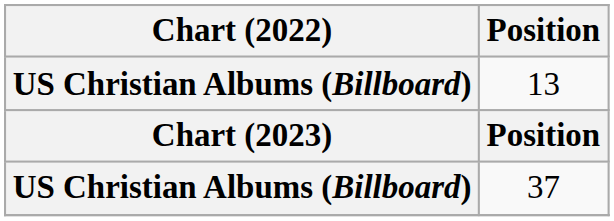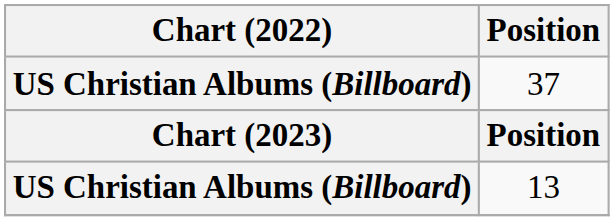rows swapped: (543, 187) <-> (543, 82)
